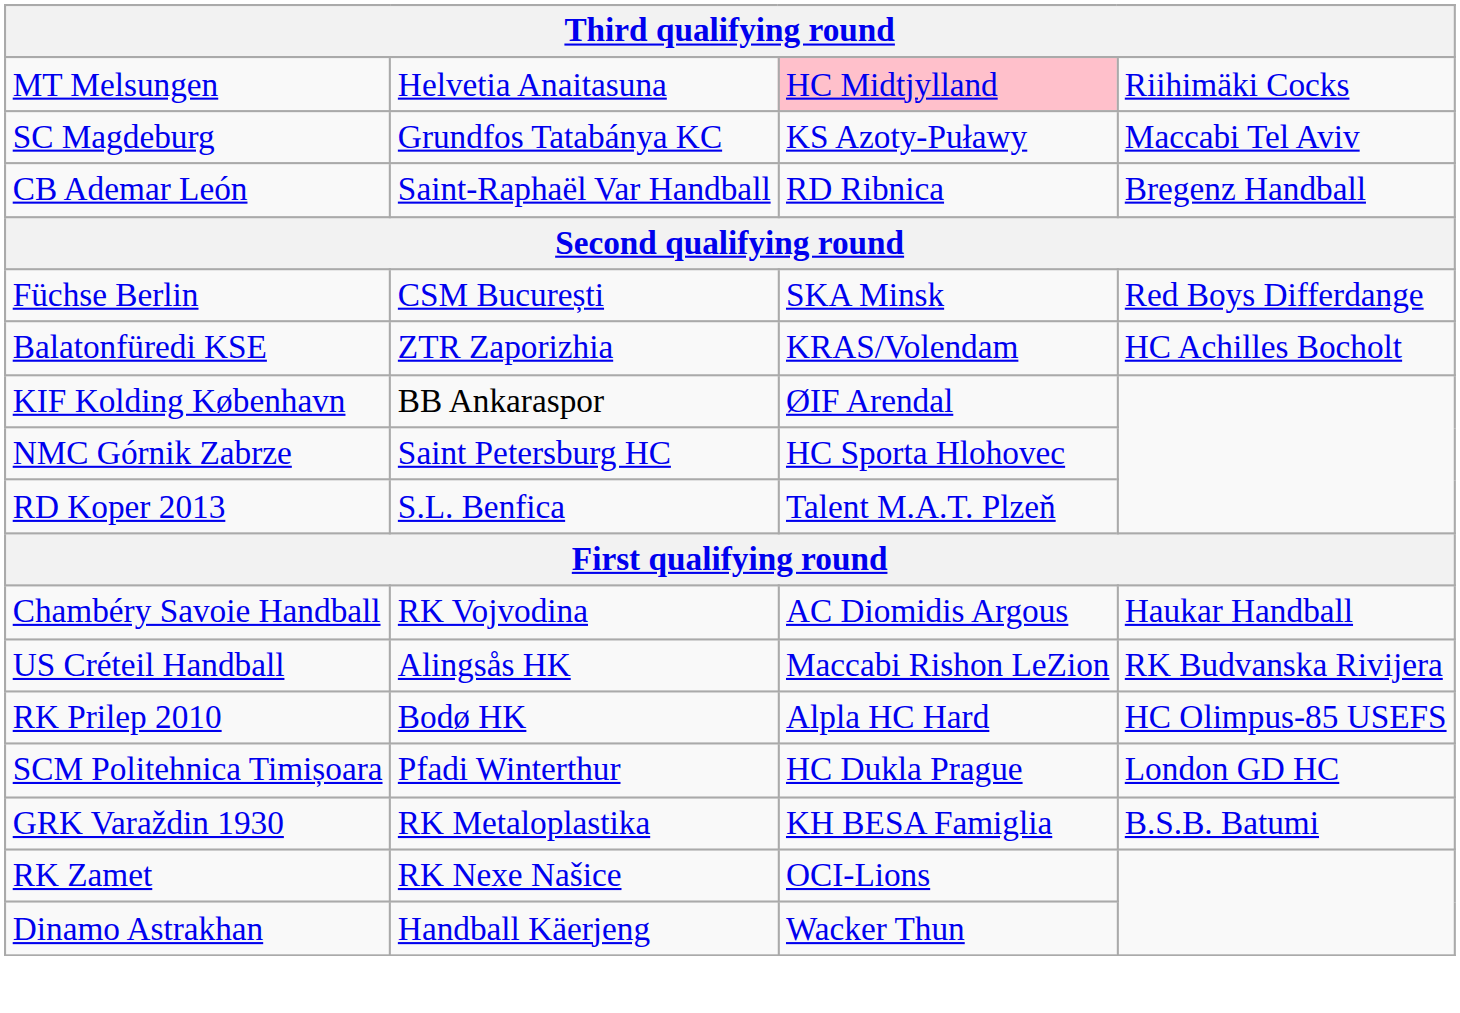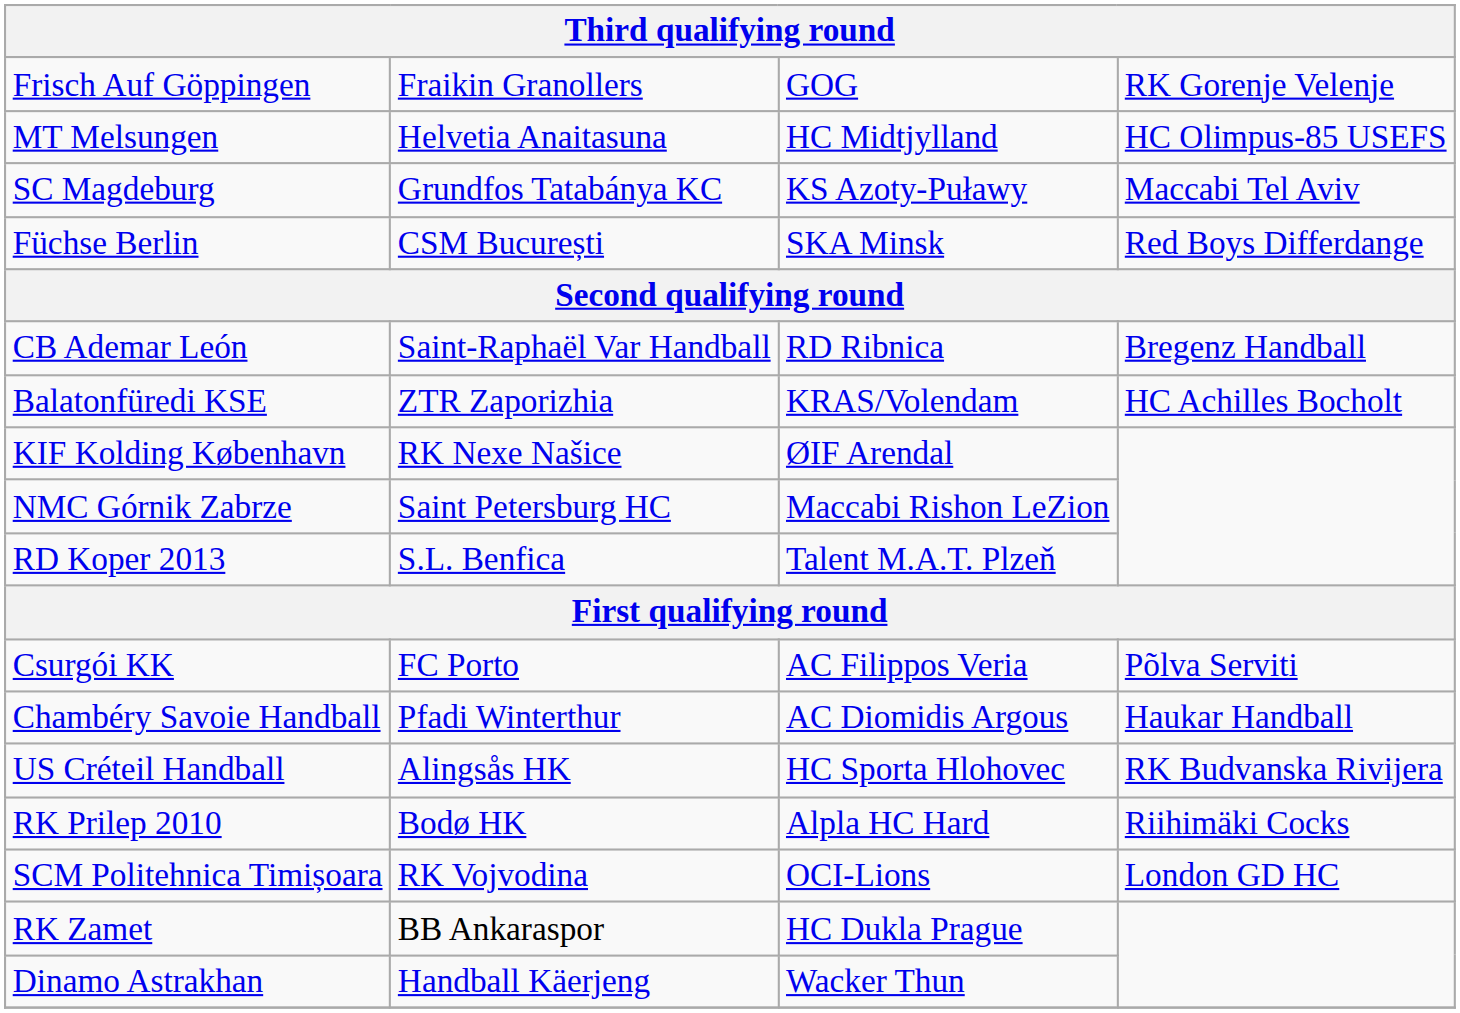+ row: (162, 83)
(892, 83) pink background -> (892, 136) no background
(1237, 83) Riihimäki Cocks -> (1286, 136) HC Olimpus-85 USEFS
rows swapped: (130, 189) <-> (106, 294)
(501, 400) BB Ankaraspor -> (510, 453) RK Nexe Našice
(926, 453) HC Sporta Hlohovec -> (948, 505) Maccabi Rishon LeZion
+ row: (93, 664)
(493, 611) RK Vojvodina -> (509, 717) Pfadi Winterthur
(948, 664) Maccabi Rishon LeZion -> (926, 769) HC Sporta Hlohovec
(1286, 717) HC Olimpus-85 USEFS -> (1237, 822) Riihimäki Cocks
(509, 769) Pfadi Winterthur -> (493, 875) RK Vojvodina
(904, 769) HC Dukla Prague -> (858, 875) OCI-Lions
- row: (148, 822)
(510, 875) RK Nexe Našice -> (501, 928) BB Ankaraspor
(858, 875) OCI-Lions -> (904, 928) HC Dukla Prague
